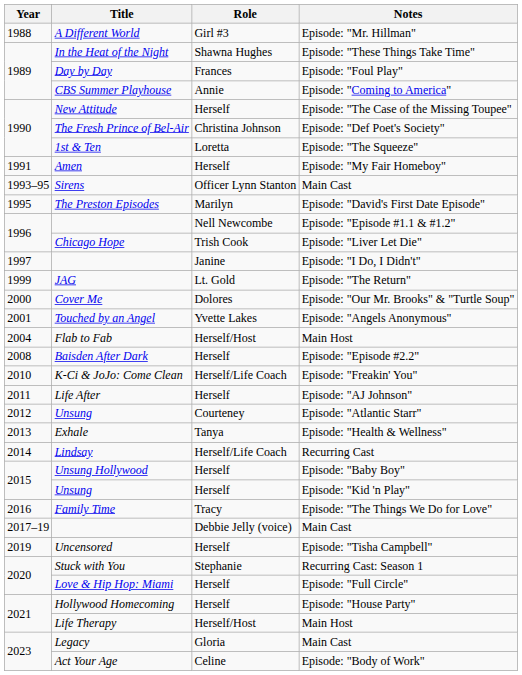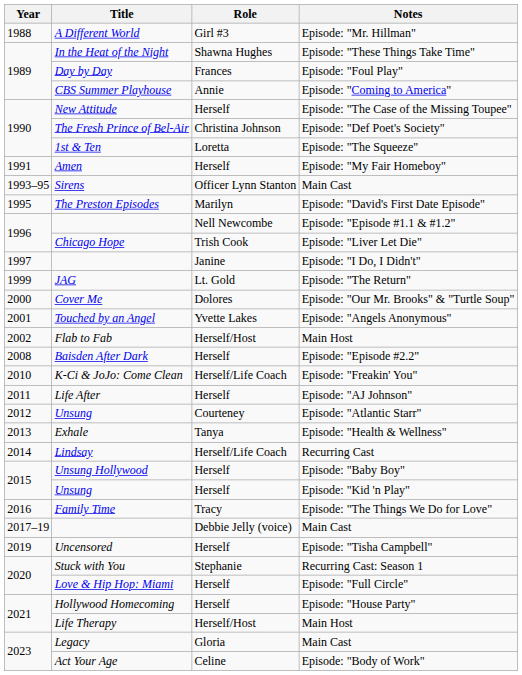(19, 337) 2004 -> (19, 337) 2002
